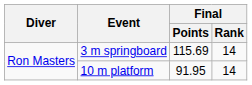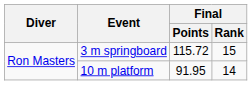(191, 52) 115.69 -> (191, 52) 115.72
(229, 52) 14 -> (229, 52) 15
